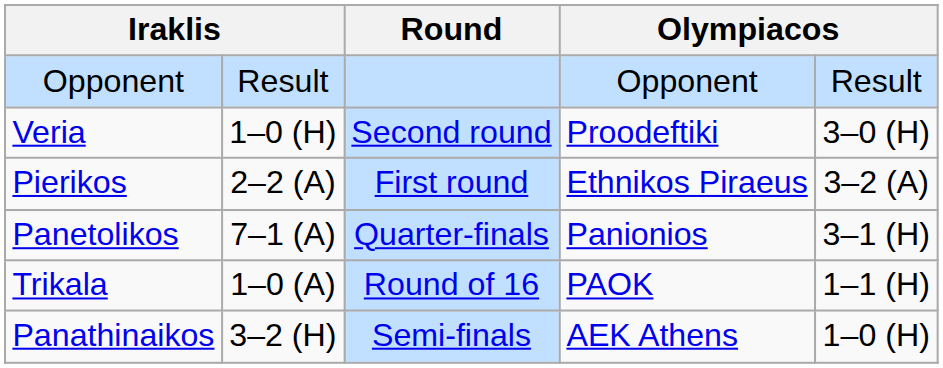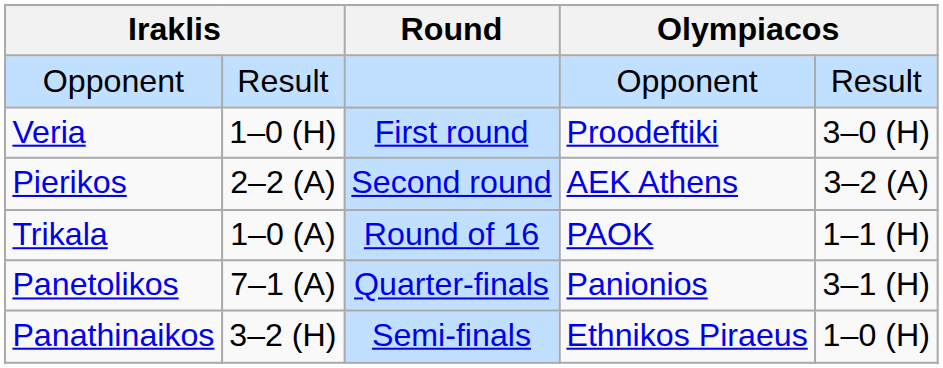(451, 132) Second round -> (451, 132) First round
(451, 183) First round -> (451, 183) Second round
(687, 183) Ethnikos Piraeus -> (652, 183) AEK Athens
rows swapped: (60, 285) <-> (96, 234)
(652, 336) AEK Athens -> (687, 336) Ethnikos Piraeus
